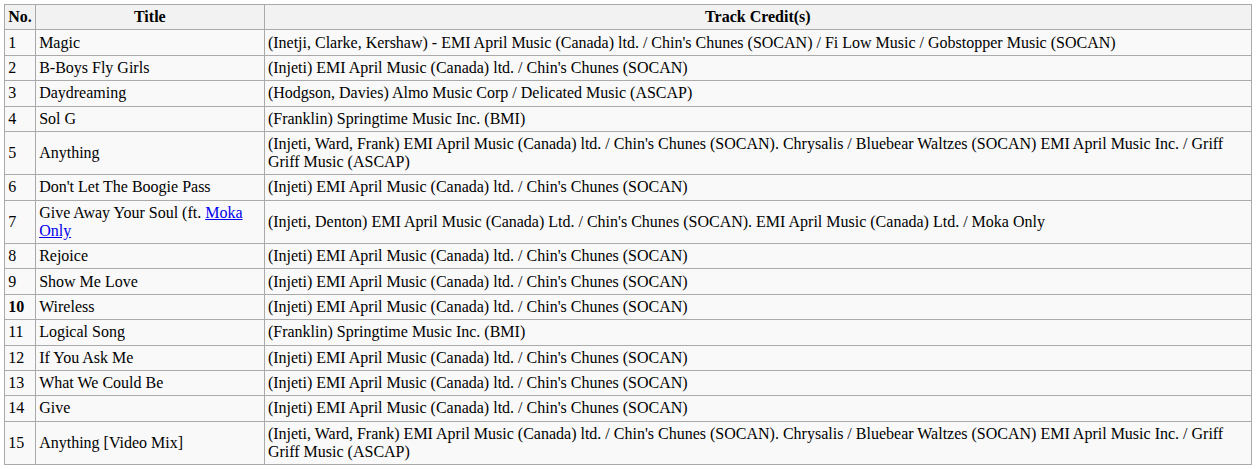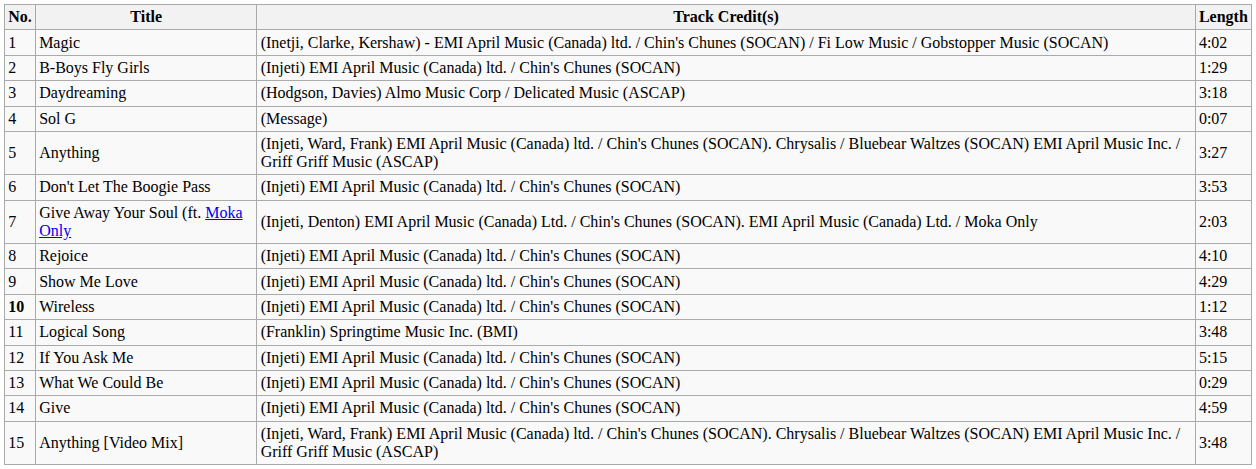+ column: (1223, 17)
(397, 118) (Franklin) Springtime Music Inc. (BMI) -> (294, 118) (Message)
